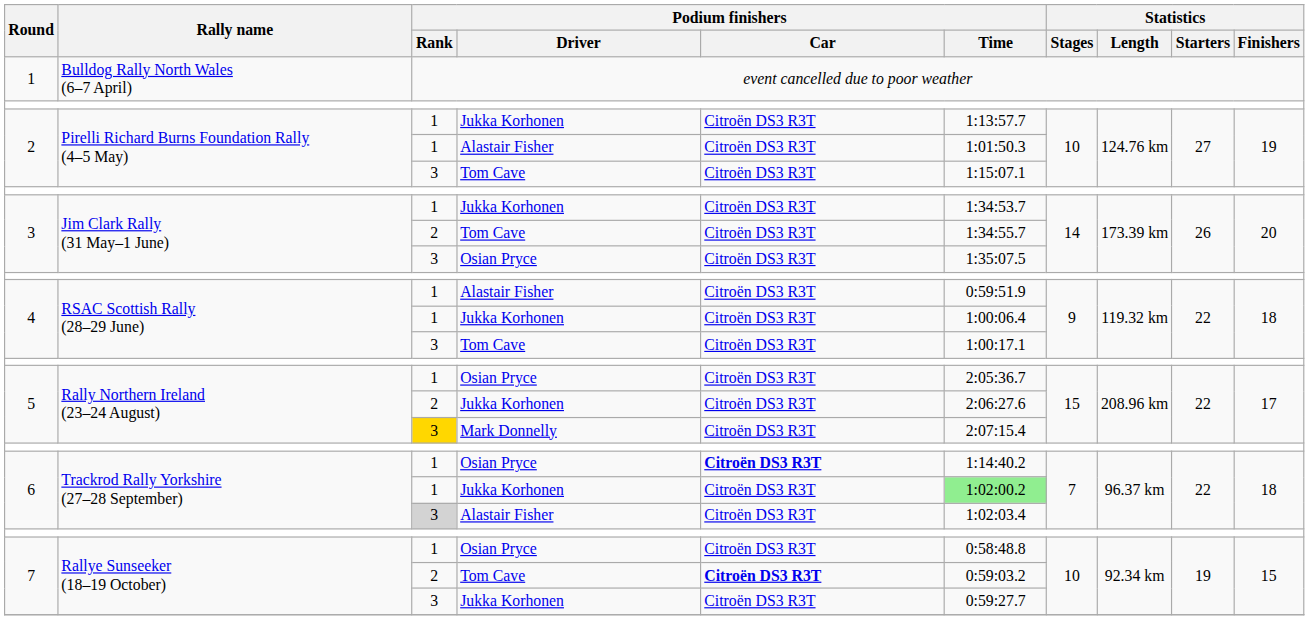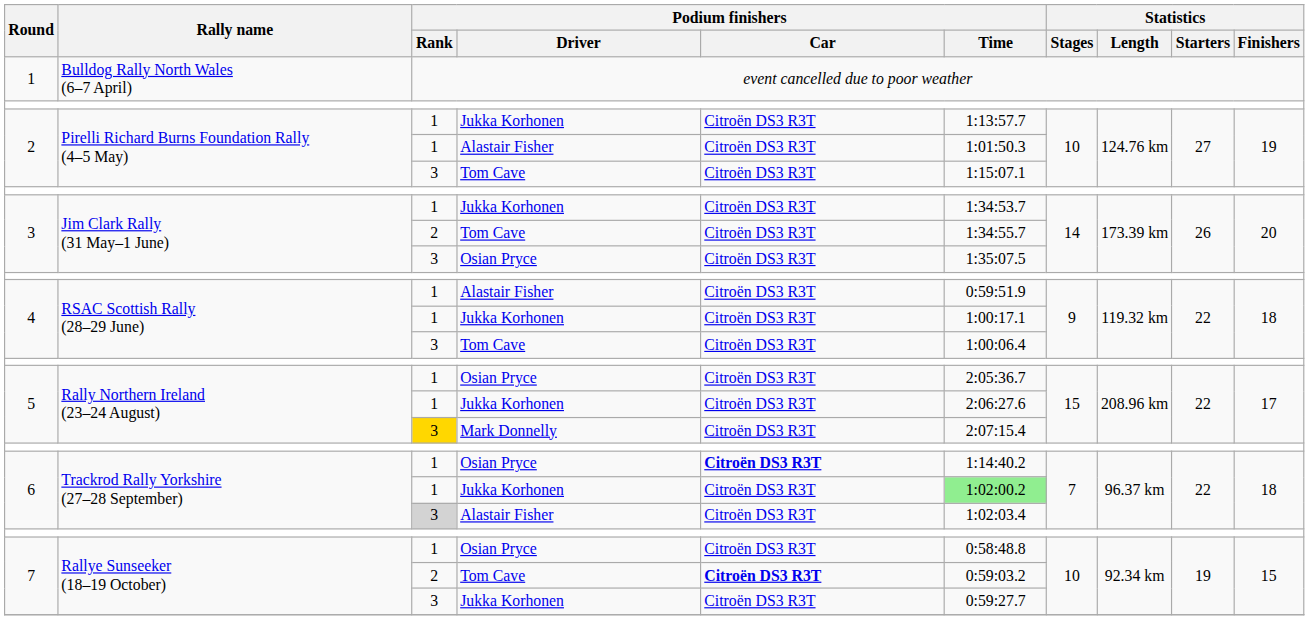(996, 318) 1:00:06.4 -> (996, 318) 1:00:17.1
(996, 344) 1:00:17.1 -> (996, 344) 1:00:06.4
(434, 403) 2 -> (434, 403) 1
